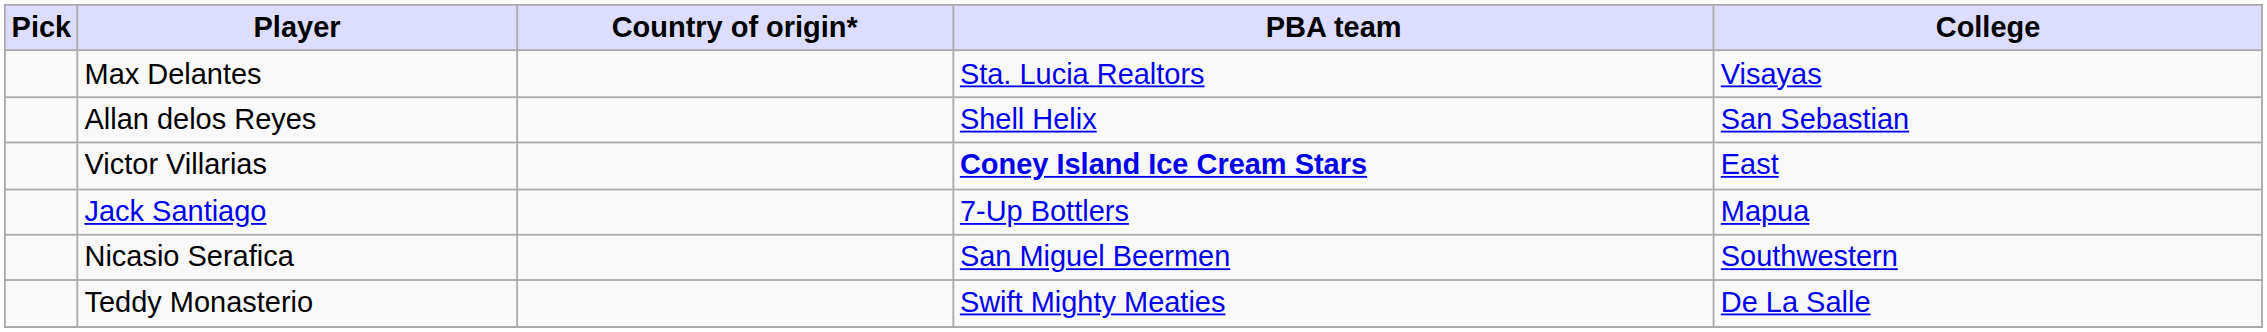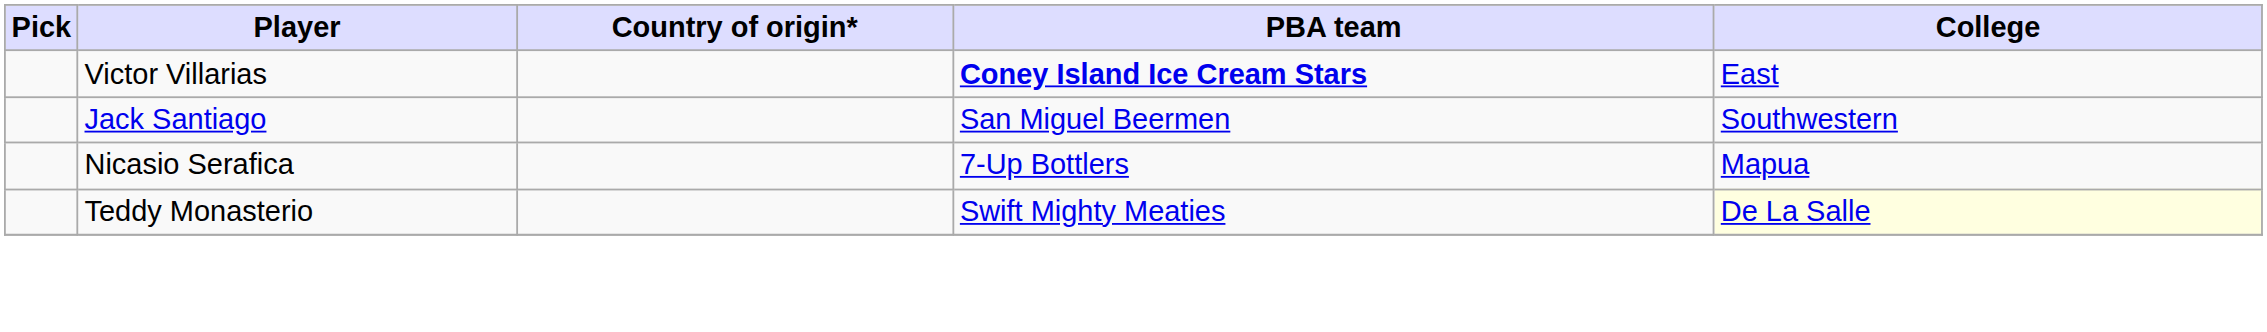- row: (173, 73)
- row: (200, 119)
(1044, 211) 7-Up Bottlers -> (1095, 119) San Miguel Beermen
(1765, 211) Mapua -> (1809, 119) Southwestern
(1095, 257) San Miguel Beermen -> (1044, 165) 7-Up Bottlers
(1809, 257) Southwestern -> (1765, 165) Mapua
(1796, 303) no background -> (1796, 211) lightyellow background
